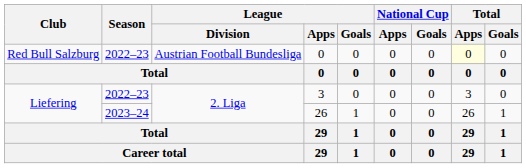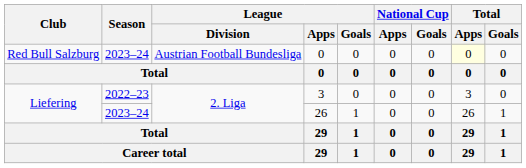(127, 53) 2022–23 -> (127, 53) 2023–24
